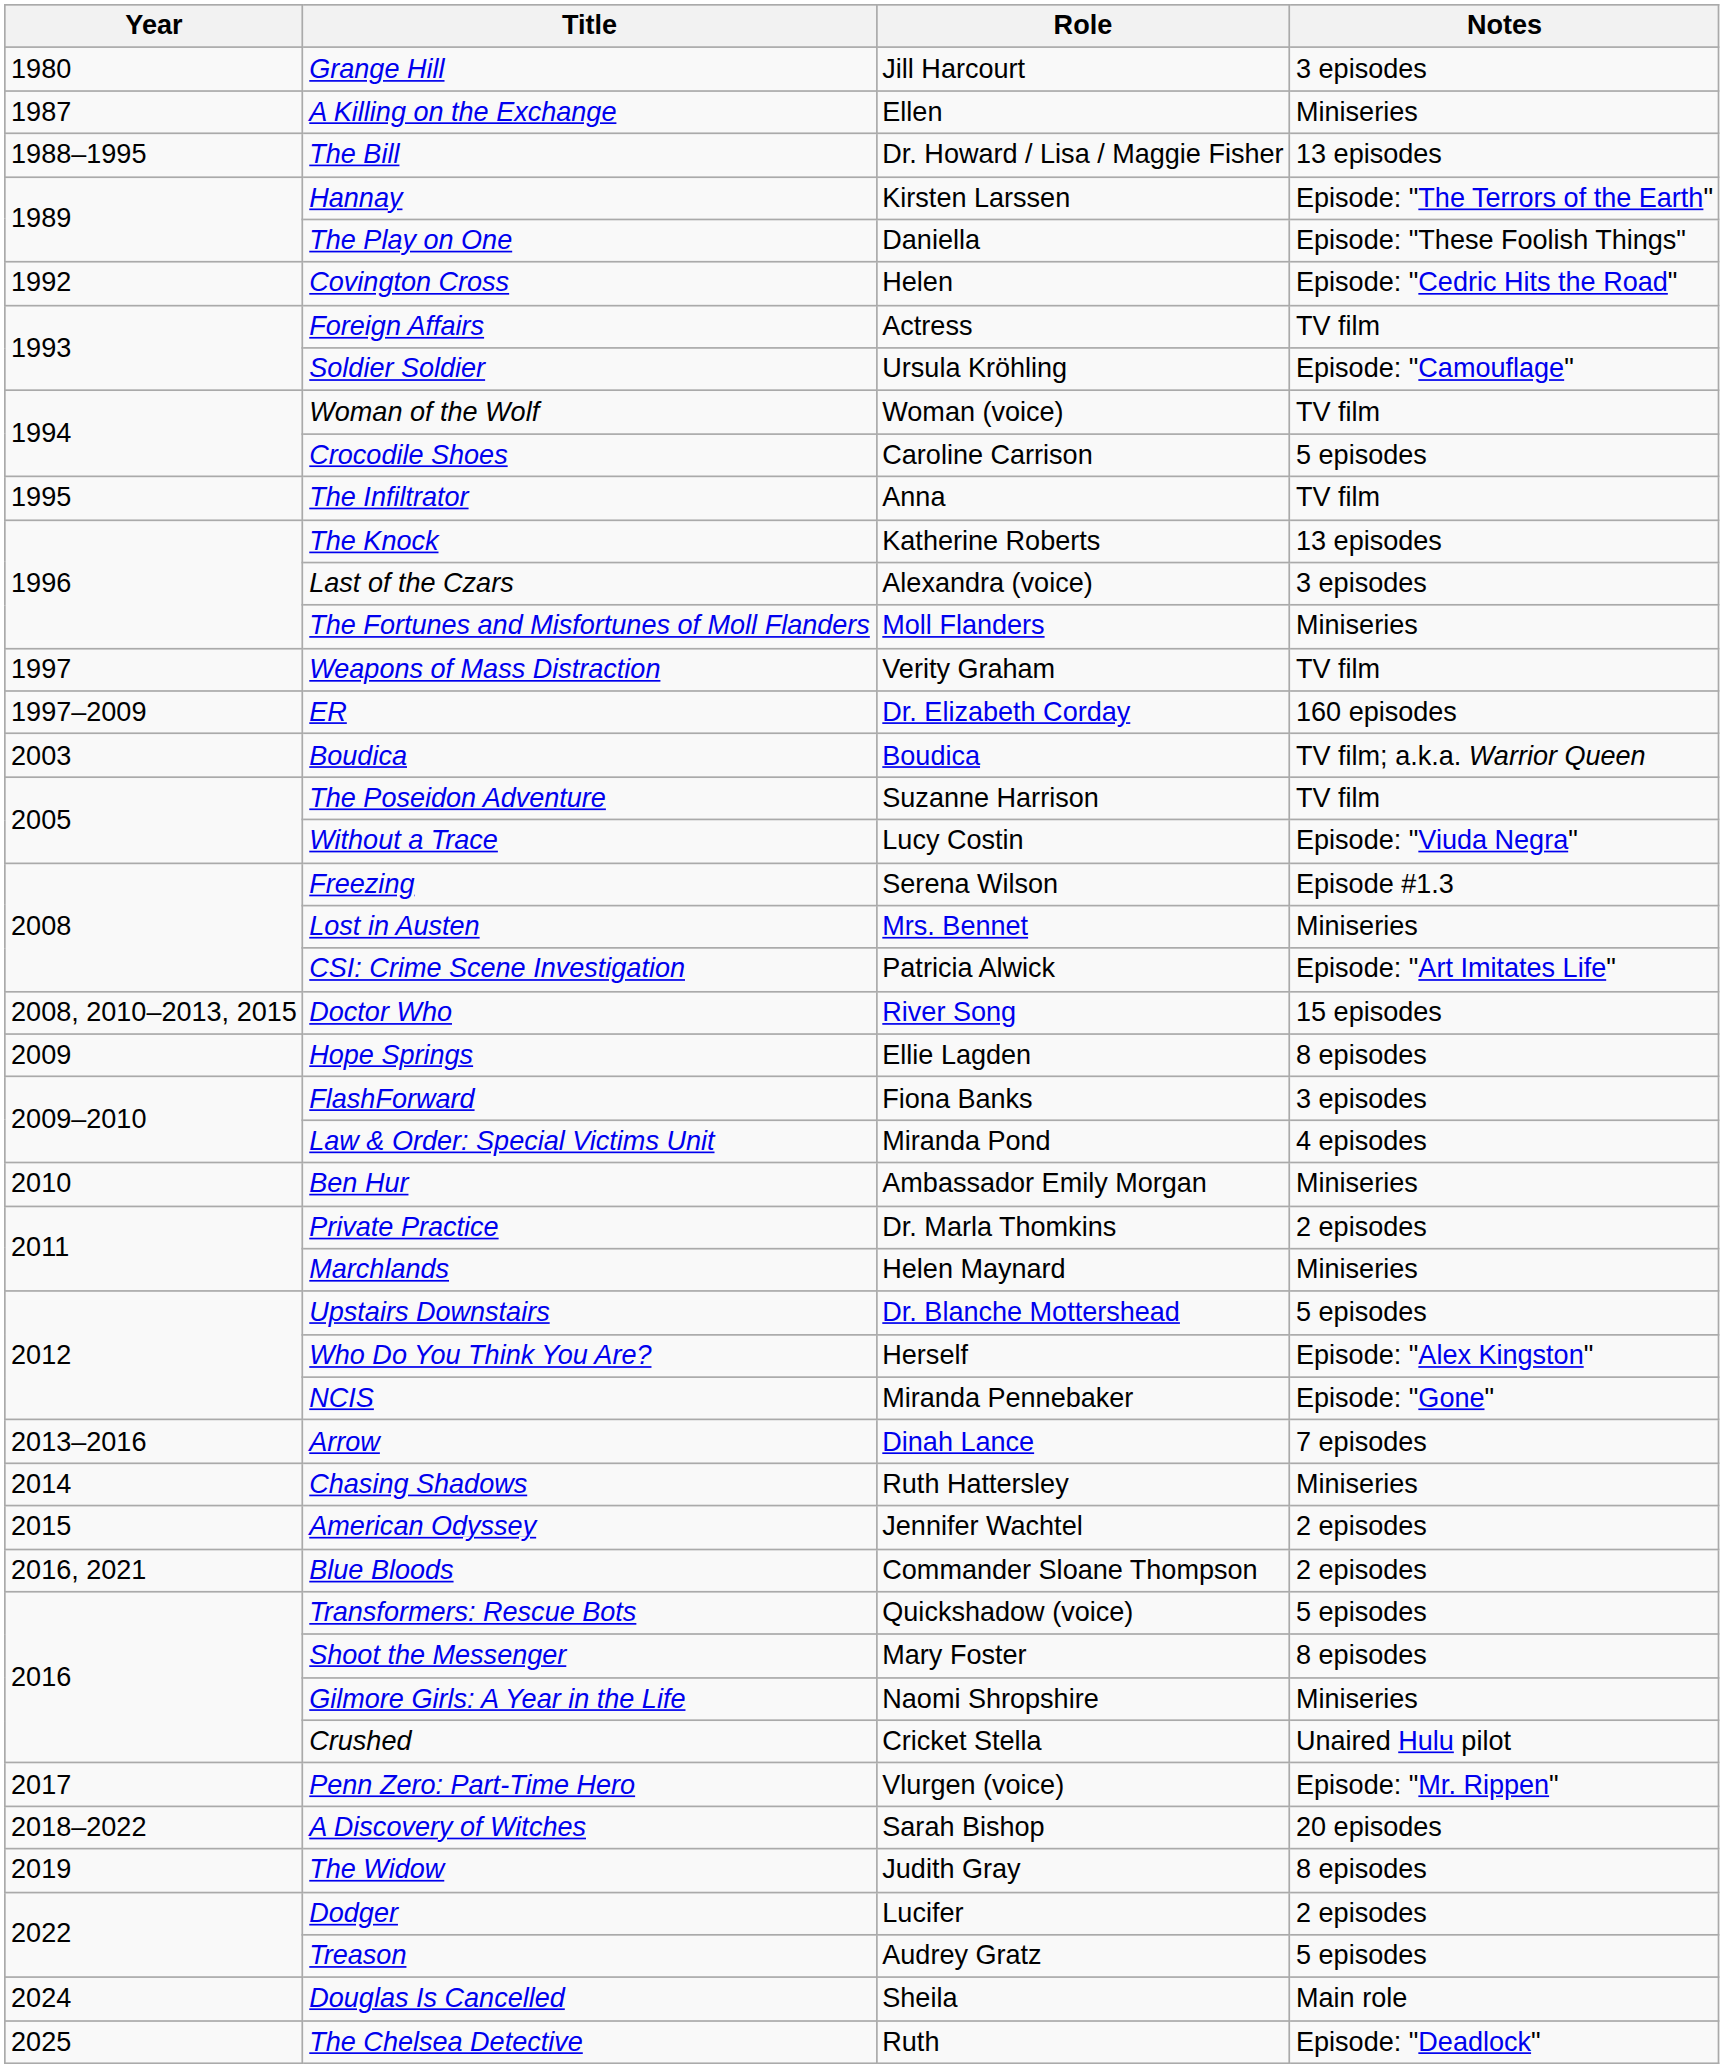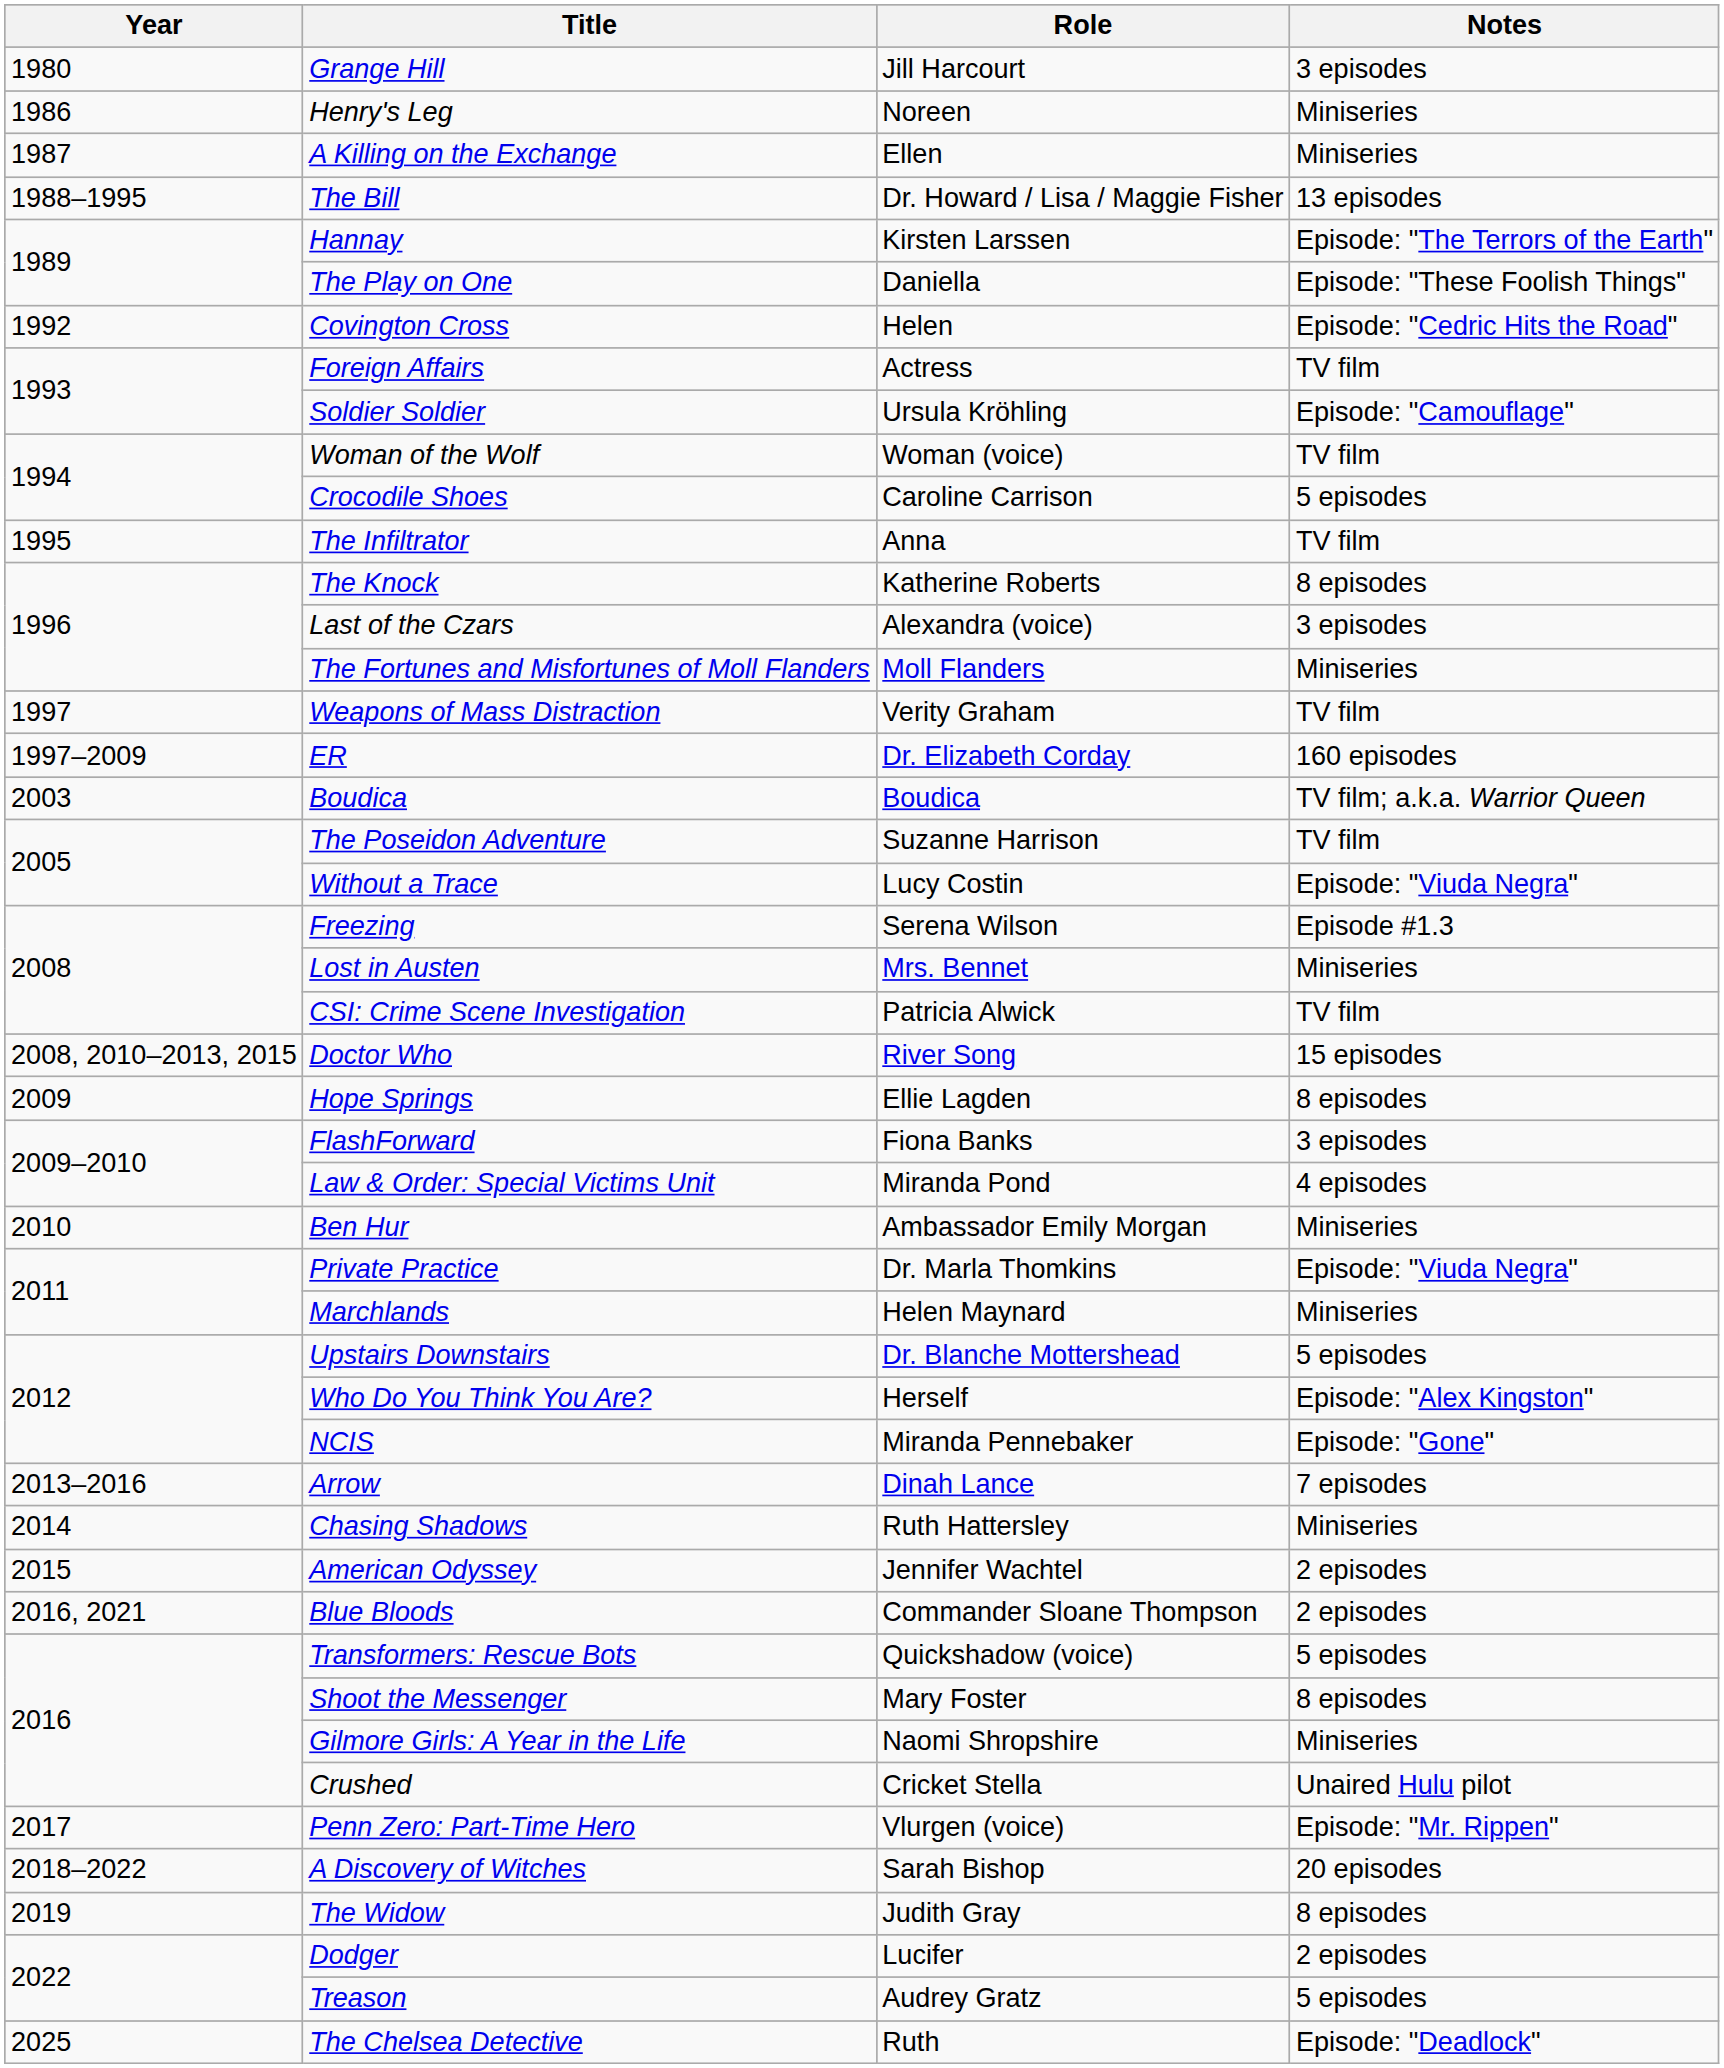+ row: (381, 111)
(1369, 540) 13 episodes -> (1361, 583) 8 episodes
(1456, 969) Episode: "Art Imitates Life" -> (1338, 1012) TV film
(1361, 1226) 2 episodes -> (1437, 1269) Episode: "Viuda Negra"
- row: (437, 1998)
